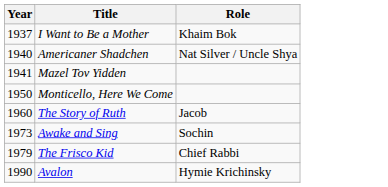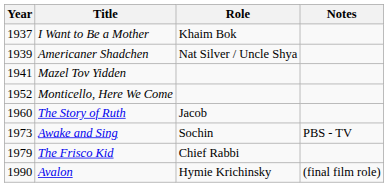+ column: (342, 14)
(20, 53) 1940 -> (20, 53) 1939
(20, 93) 1950 -> (20, 93) 1952
